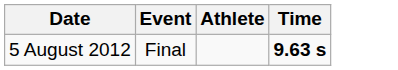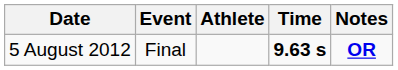+ column: (362, 19)
